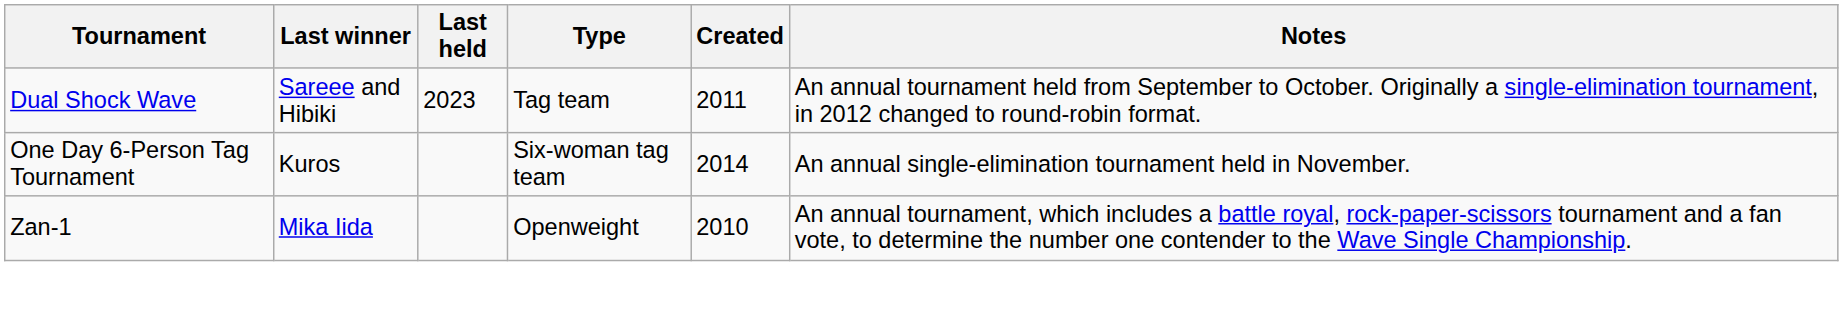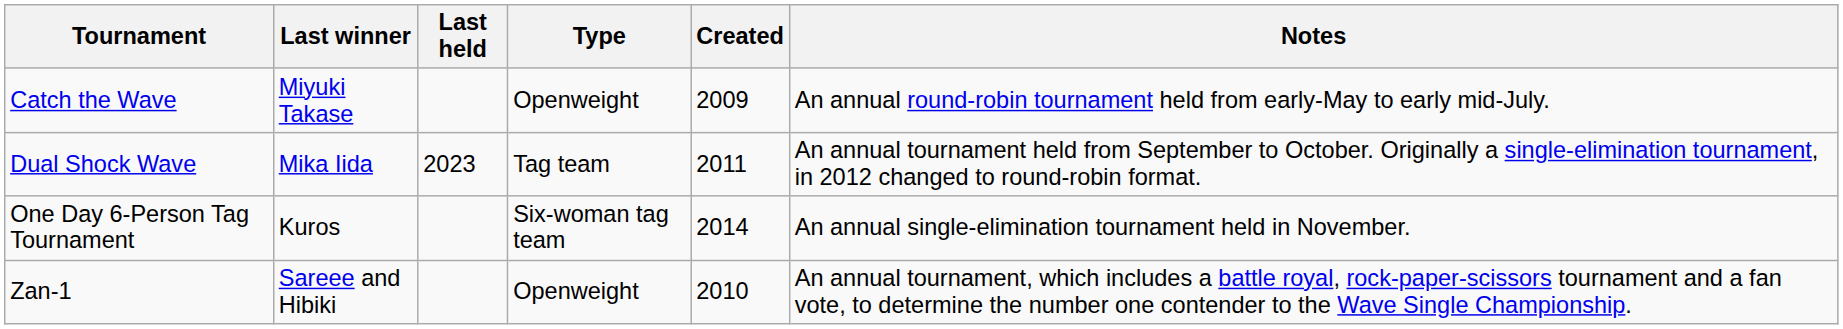+ row: (93, 100)
(340, 100) Sareee and Hibiki -> (326, 163) Mika Iida
(326, 227) Mika Iida -> (340, 291) Sareee and Hibiki
